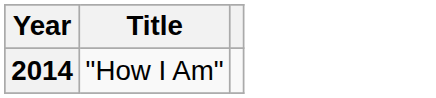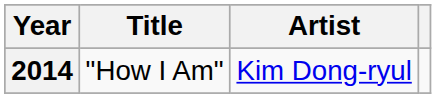+ column: (324, 26)
